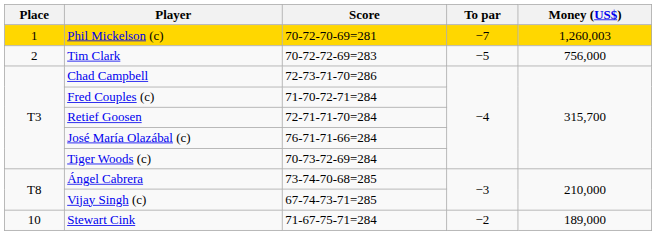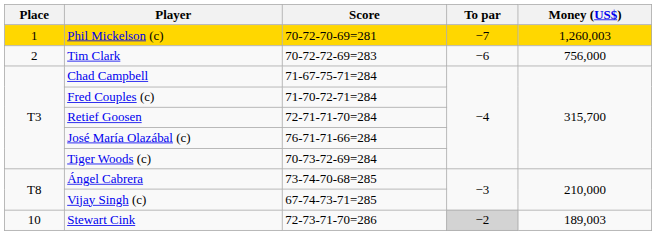(482, 55) −5 -> (482, 55) −6
(331, 76) 72-73-71-70=286 -> (331, 76) 71-67-75-71=284
(331, 220) 71-67-75-71=284 -> (331, 220) 72-73-71-70=286
(482, 220) no background -> (482, 220) lightgrey background
(585, 220) 189,000 -> (585, 220) 189,003
